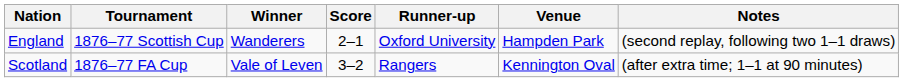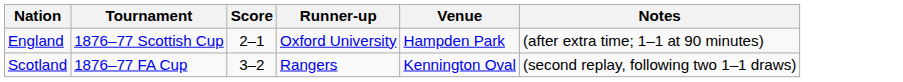- column: (277, 16)
(759, 40) (second replay, following two 1–1 draws) -> (643, 40) (after extra time; 1–1 at 90 minutes)
(742, 64) (after extra time; 1–1 at 90 minutes) -> (660, 64) (second replay, following two 1–1 draws)
